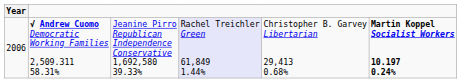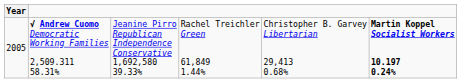(16, 48) 2006 -> (16, 48) 2005
(220, 48) lavender background -> (220, 48) no background
